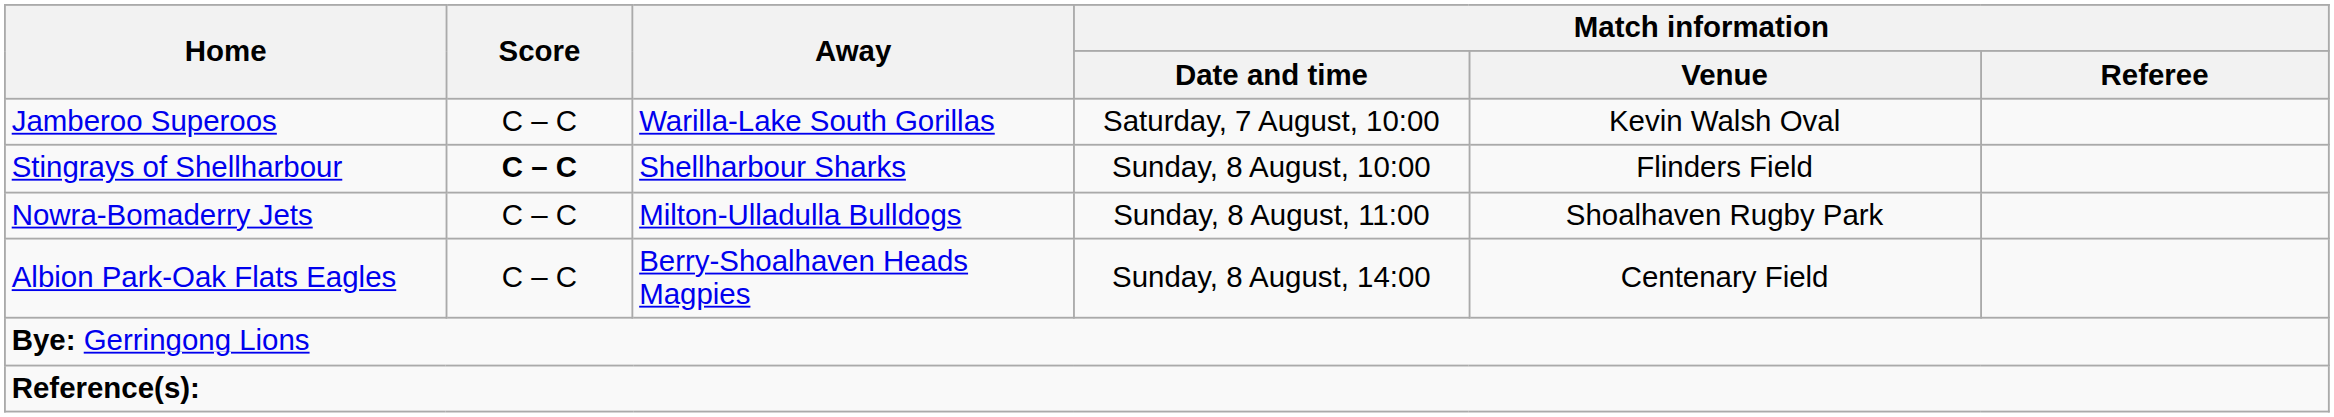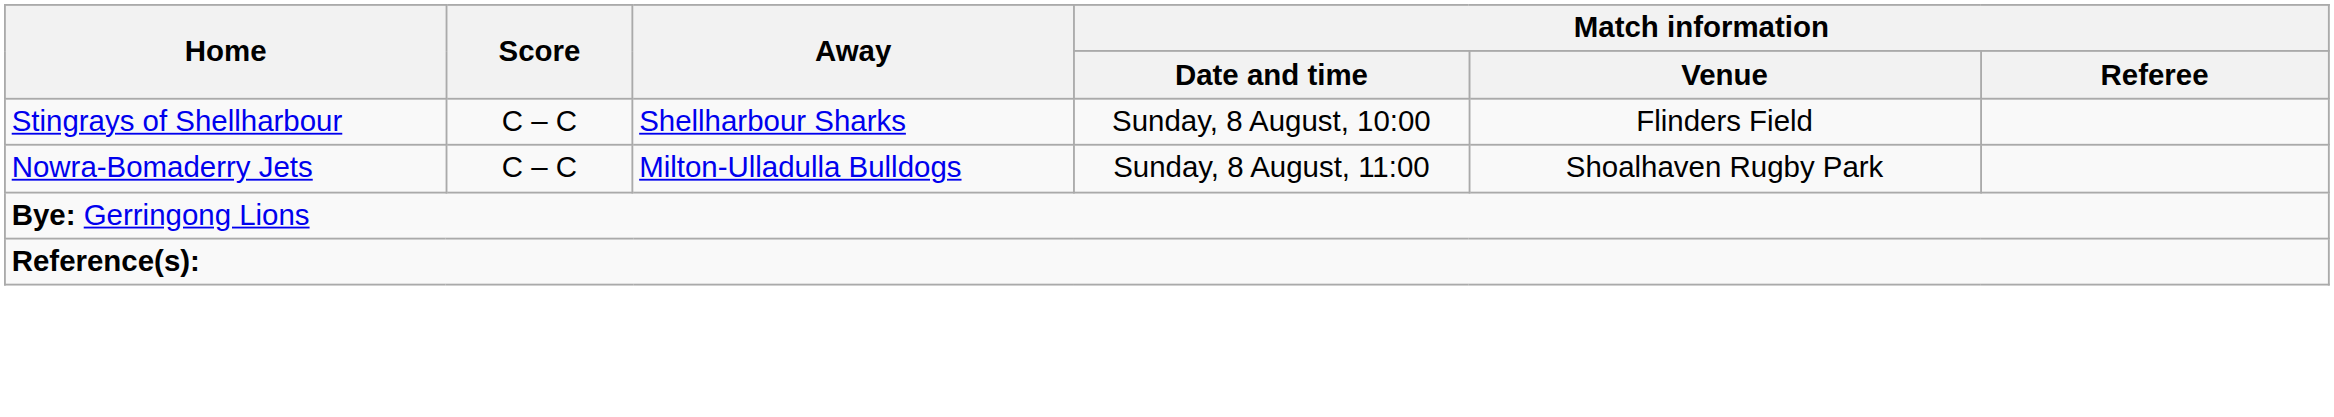- row: (144, 121)
(539, 167) bold -> (539, 121) normal
- row: (204, 277)
